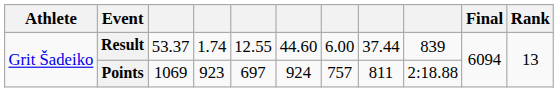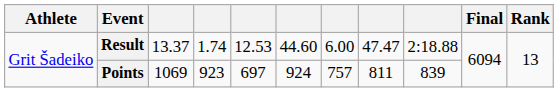(171, 46) 53.37 -> (171, 46) 13.37
(253, 46) 12.55 -> (253, 46) 12.53
(381, 46) 37.44 -> (381, 46) 47.47
(433, 46) 839 -> (433, 46) 2:18.88
(433, 73) 2:18.88 -> (433, 73) 839
